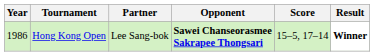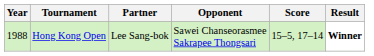(17, 36) 1986 -> (17, 36) 1988
(223, 36) bold -> (220, 36) normal
